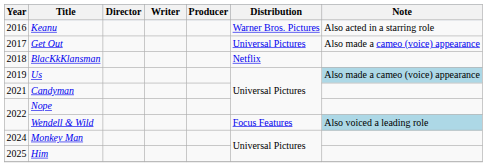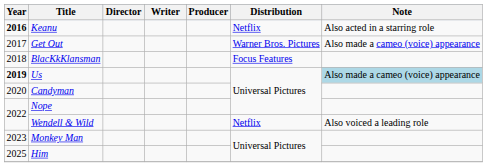(17, 28) normal -> (17, 28) bold
(276, 28) Warner Bros. Pictures -> (247, 28) Netflix
(269, 43) Universal Pictures -> (276, 43) Warner Bros. Pictures
(247, 59) Netflix -> (263, 59) Focus Features
(17, 75) normal -> (17, 75) bold
(17, 91) 2021 -> (17, 91) 2020
(263, 122) Focus Features -> (247, 122) Netflix
(376, 122) lightblue background -> (376, 122) no background
(17, 138) 2024 -> (17, 138) 2023
